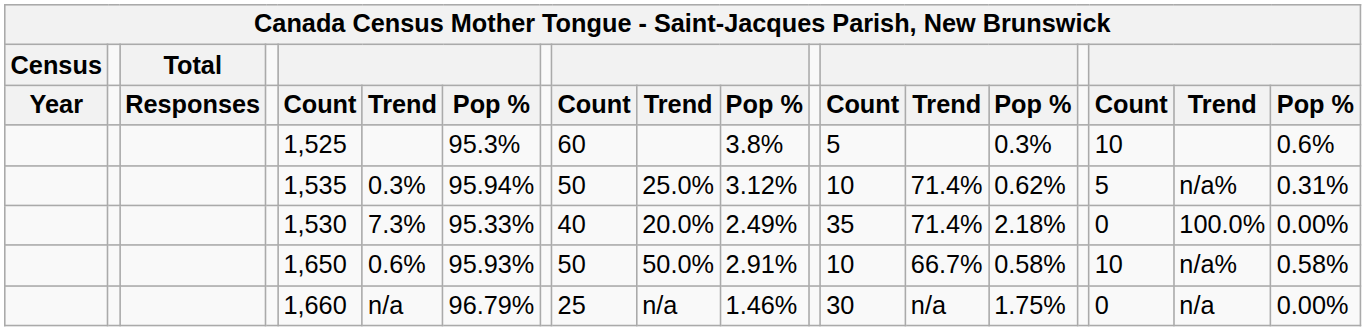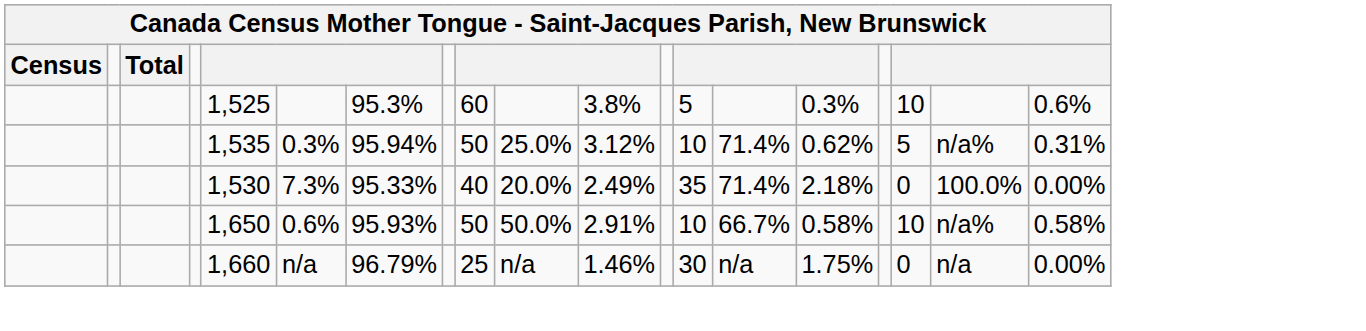- row: (56, 104)
